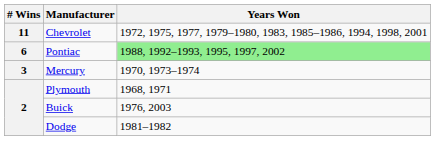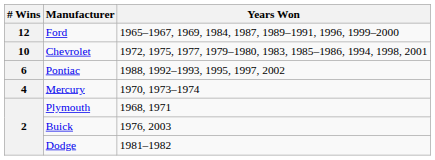+ row: (57, 32)
(24, 32) 11 -> (24, 51) 10
(202, 51) lightgreen background -> (202, 70) no background
(24, 70) 3 -> (24, 89) 4
